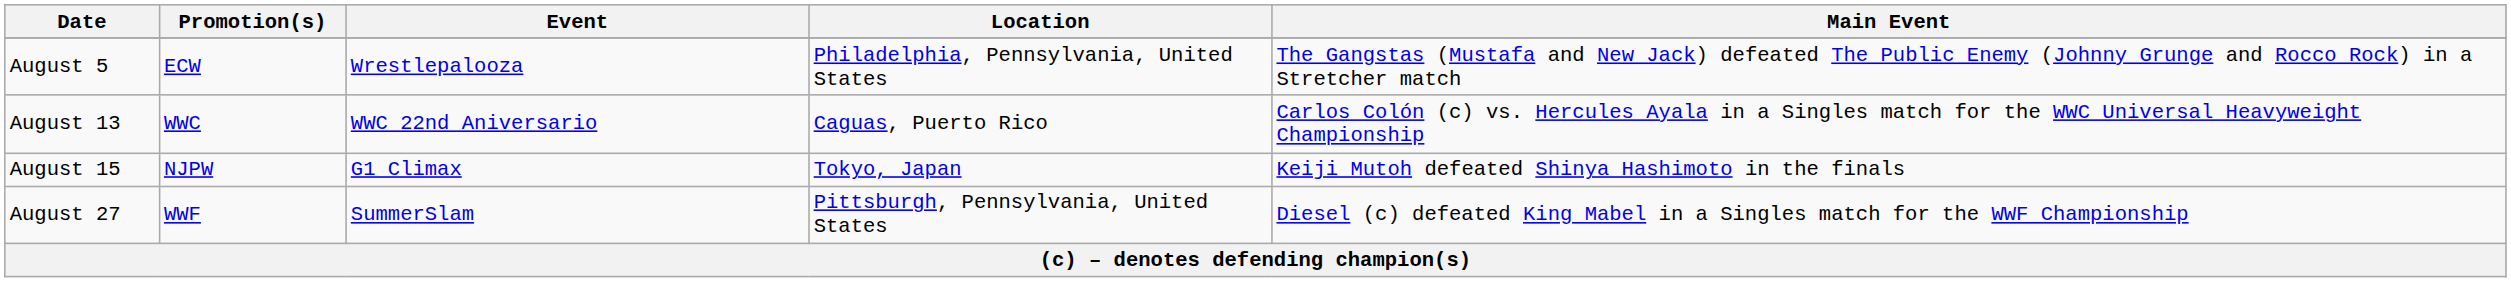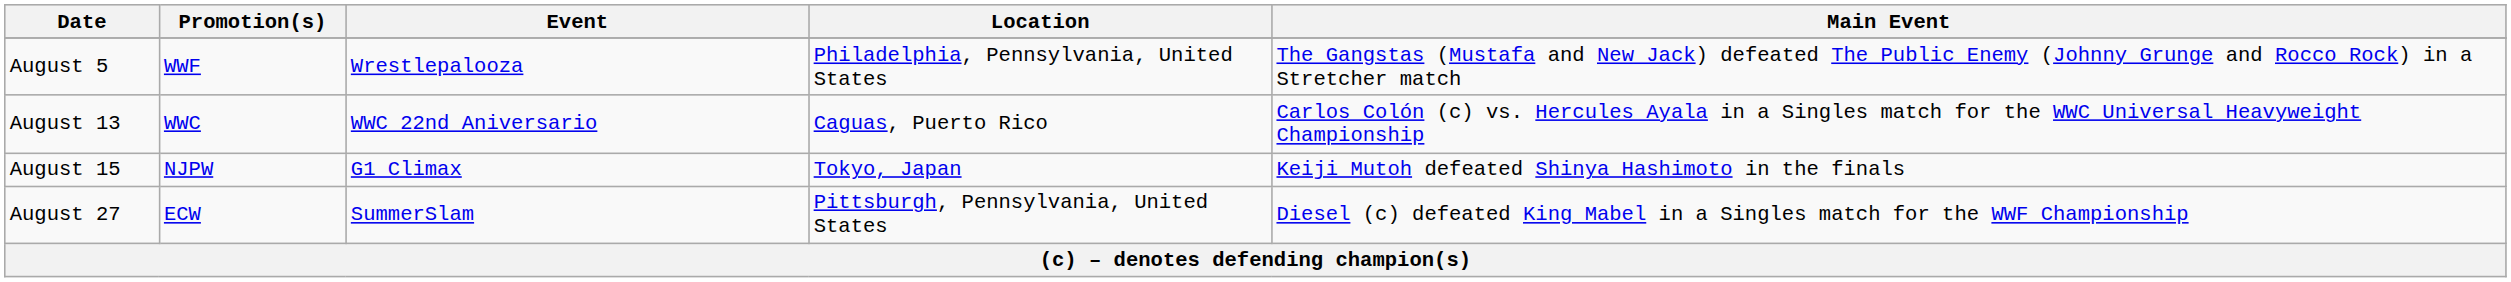(182, 67) ECW -> (182, 67) WWF
(182, 215) WWF -> (182, 215) ECW
